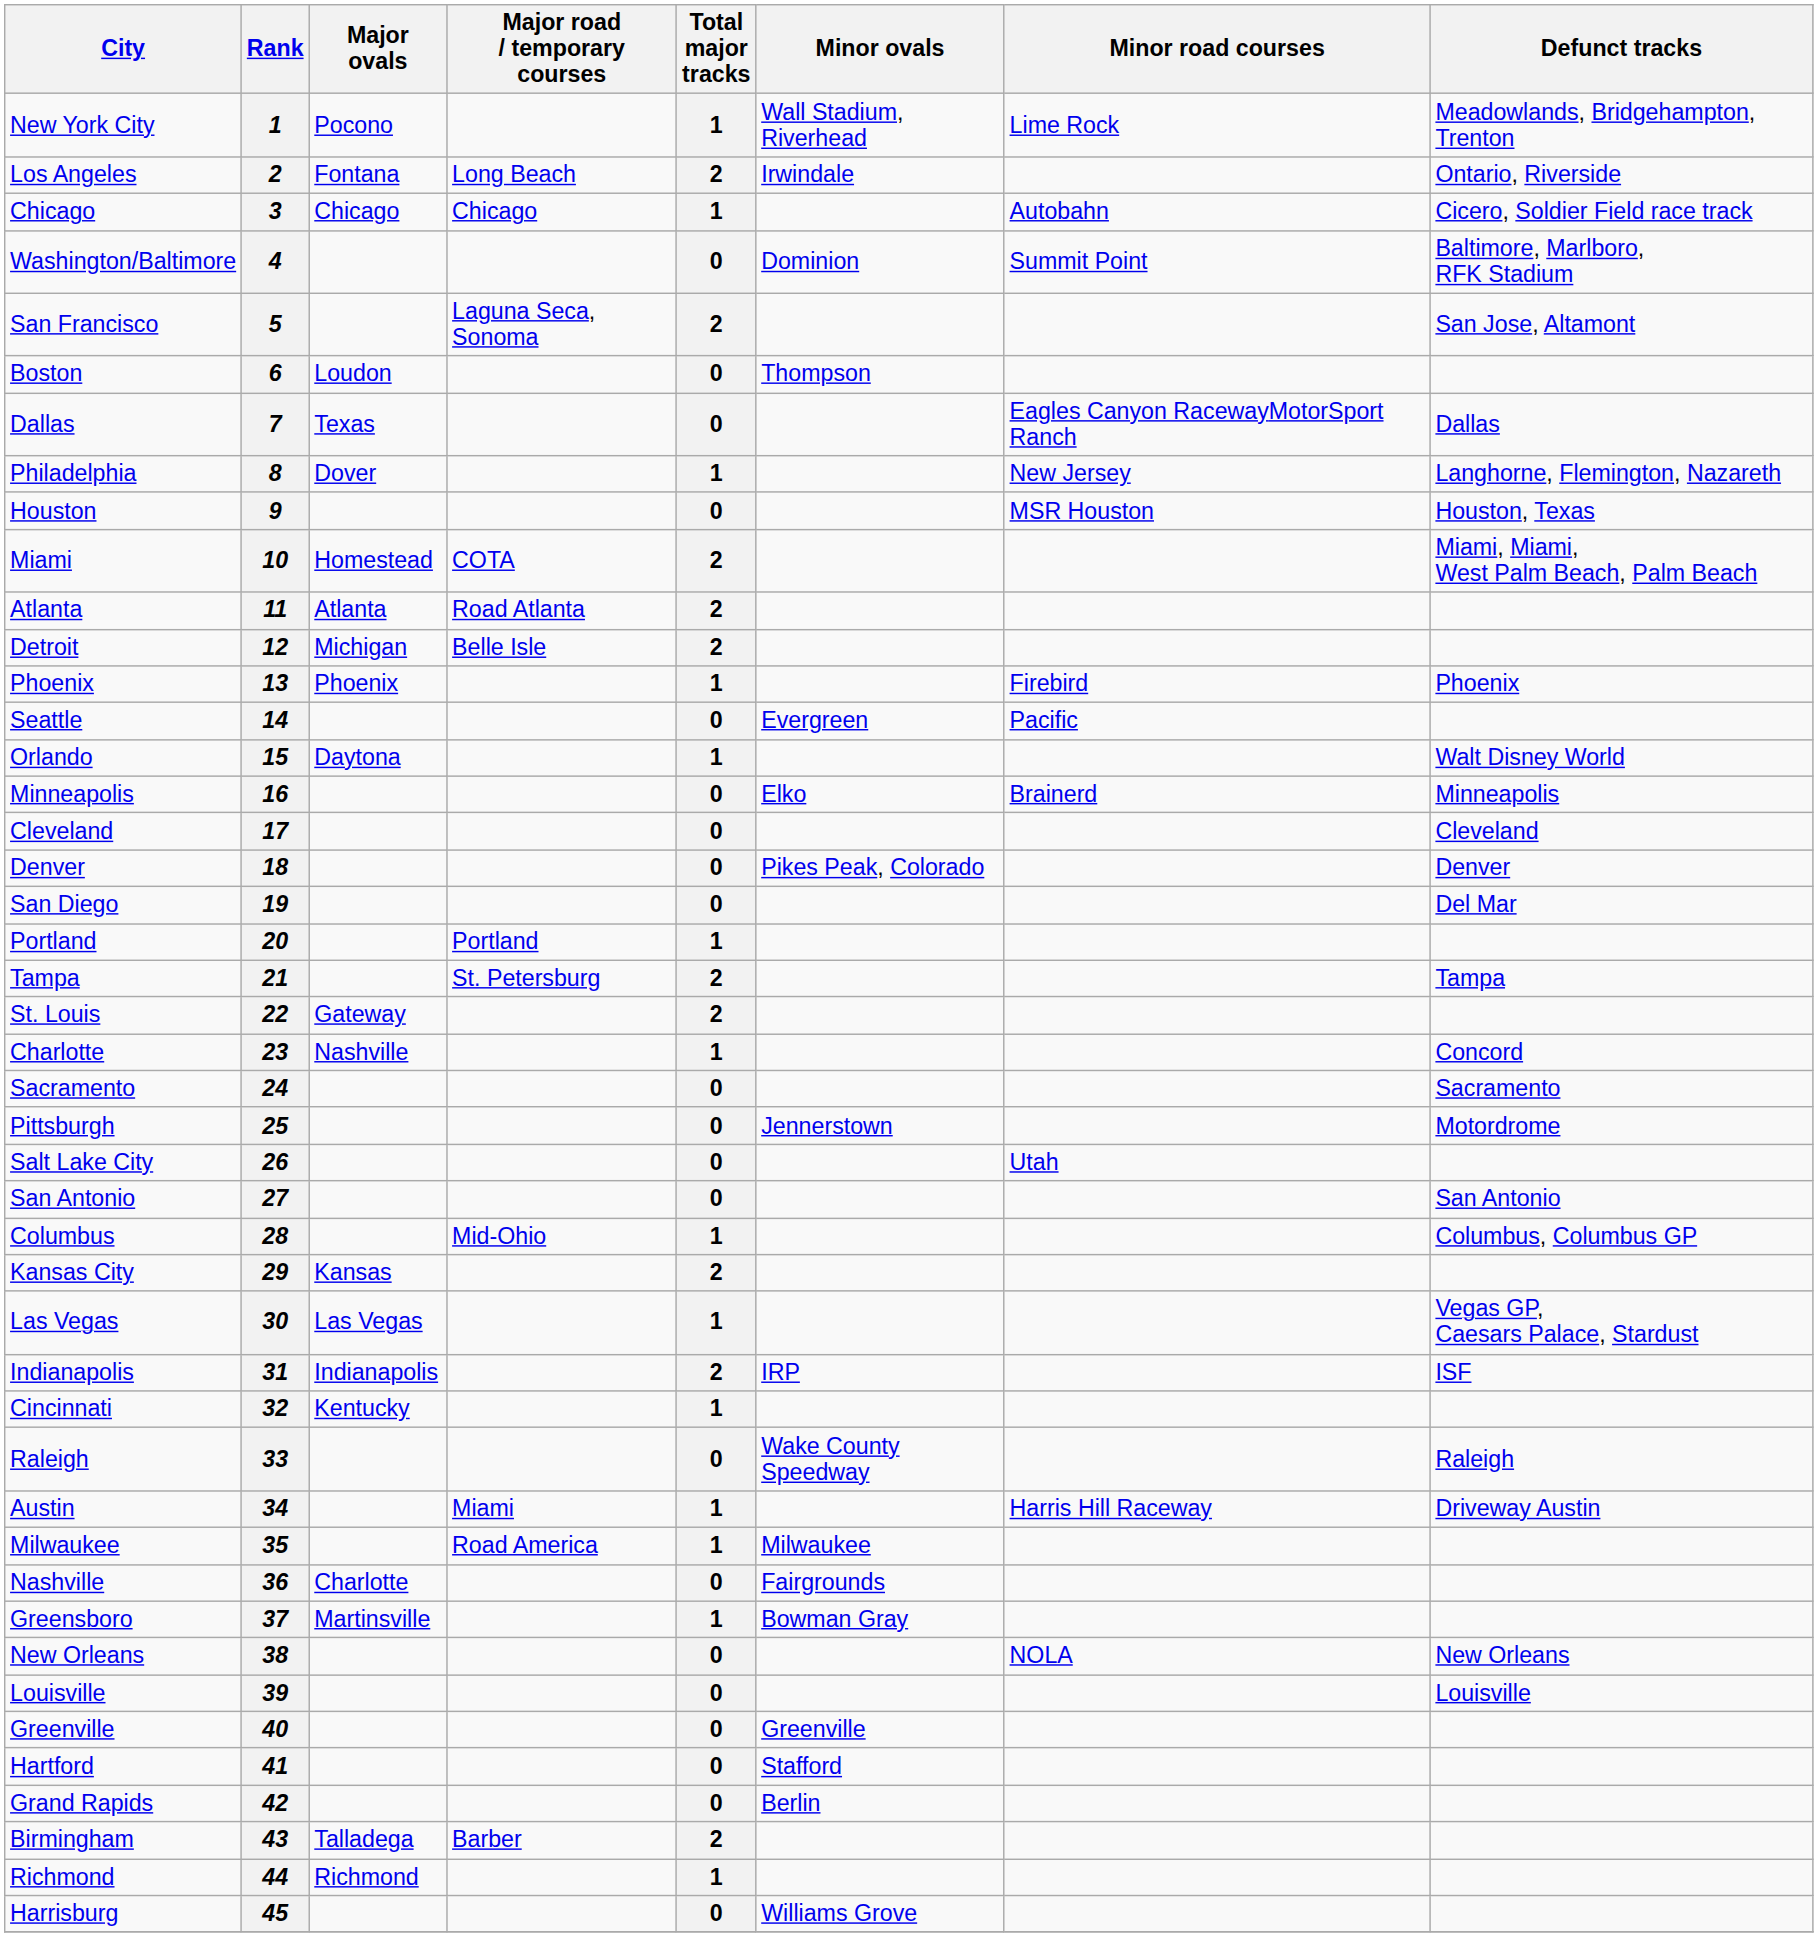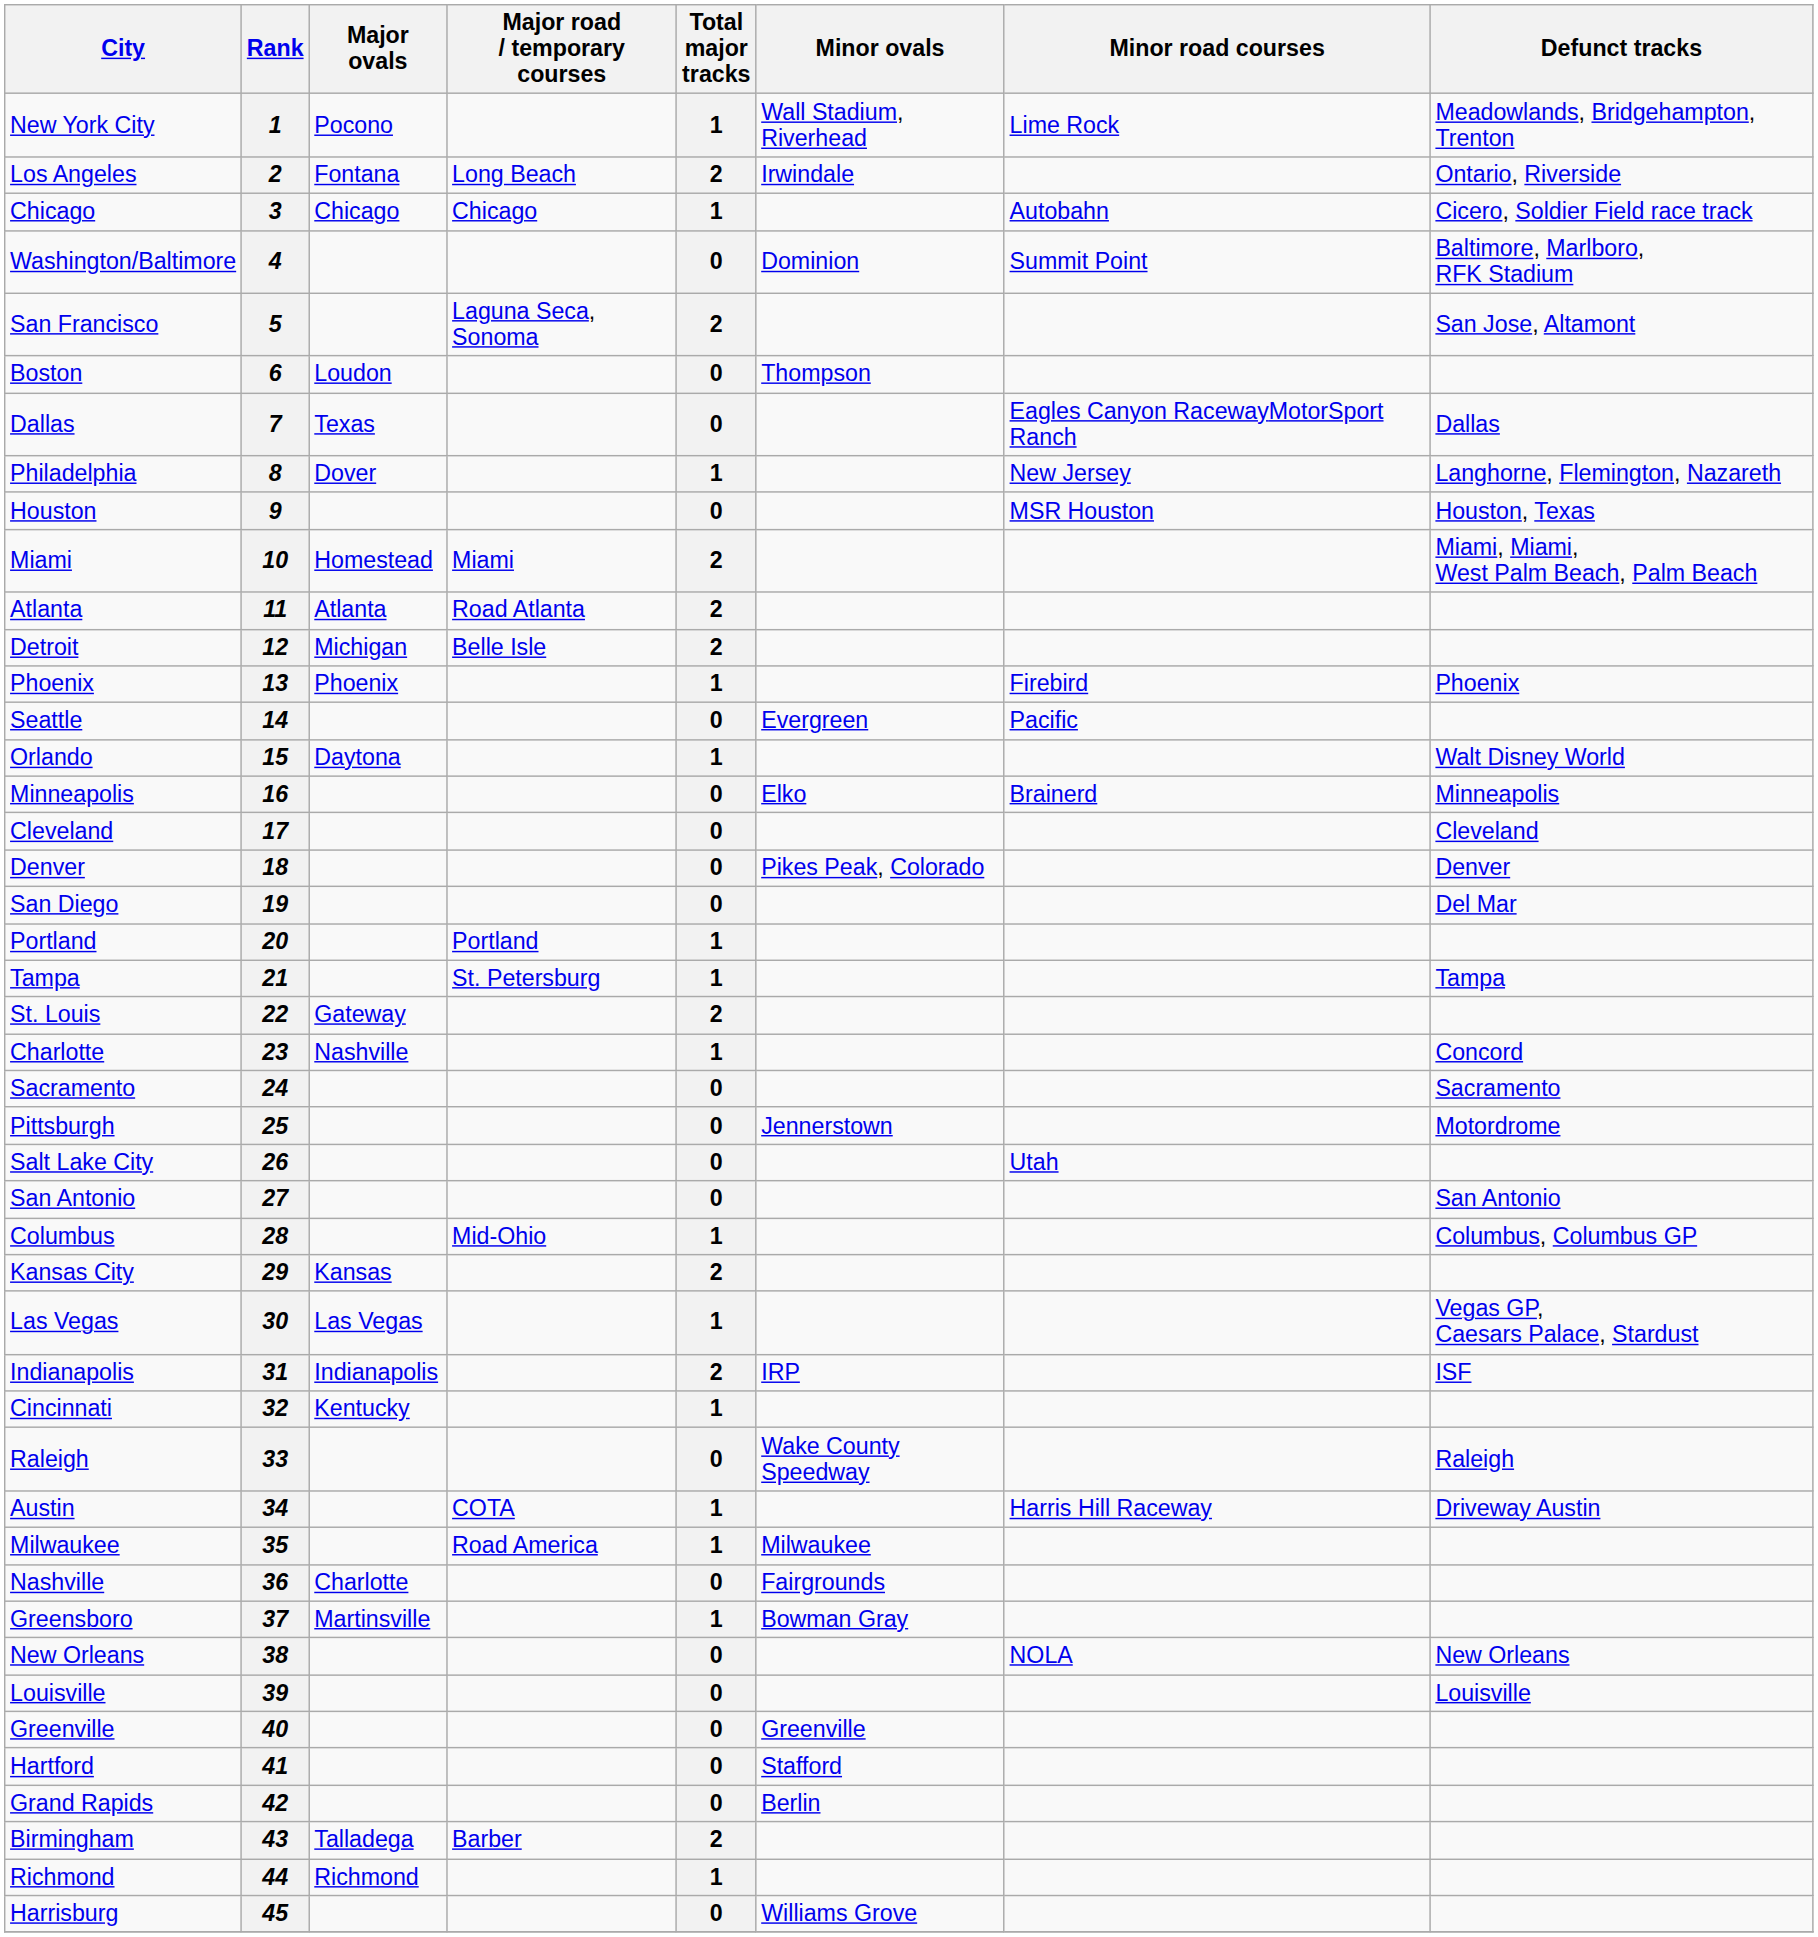(483, 560) COTA -> (483, 560) Miami
(716, 978) 2 -> (716, 978) 1
(483, 1508) Miami -> (483, 1508) COTA
